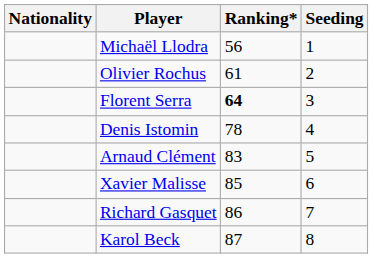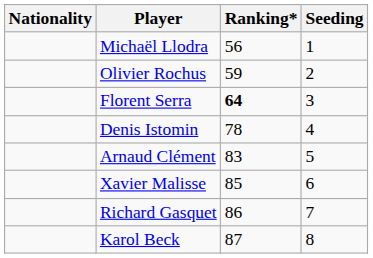(233, 73) 61 -> (233, 73) 59
